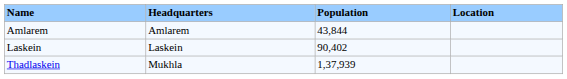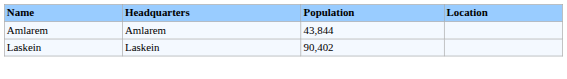- row: (33, 64)
